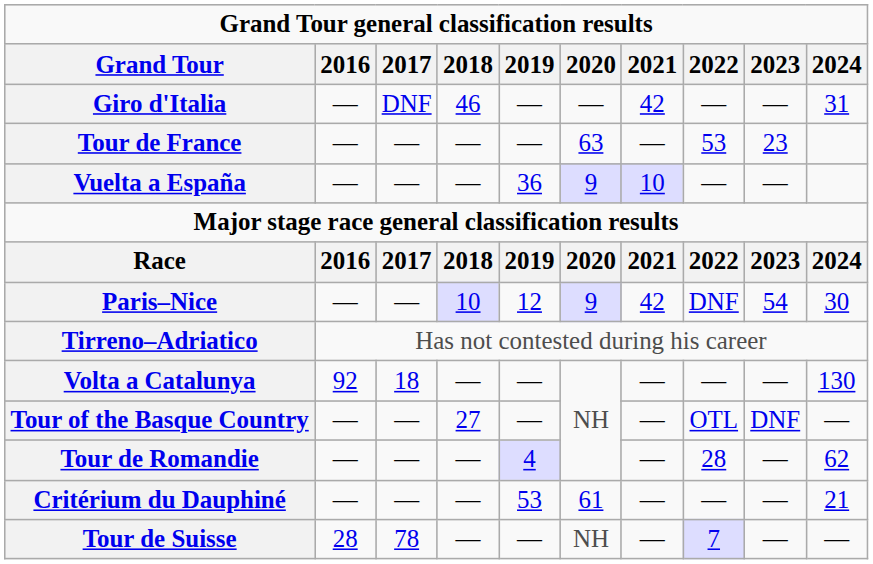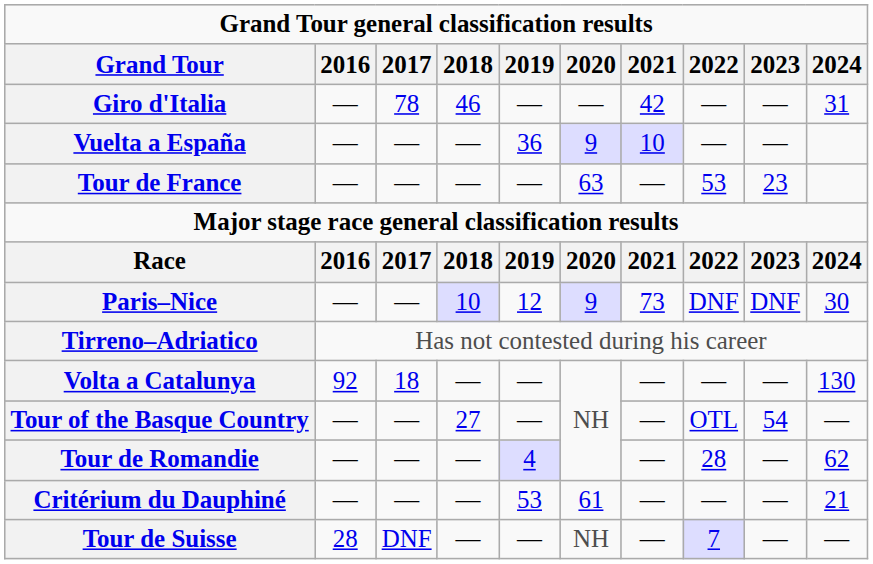(407, 103) DNF -> (407, 103) 78
rows swapped: (160, 143) <-> (160, 182)
(652, 301) 42 -> (652, 301) 73
(775, 301) 54 -> (775, 301) DNF
(775, 420) DNF -> (775, 420) 54
(407, 538) 78 -> (407, 538) DNF
